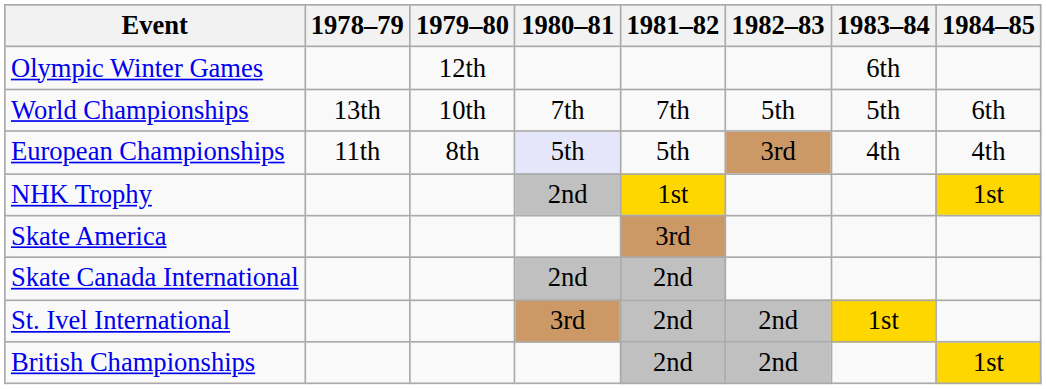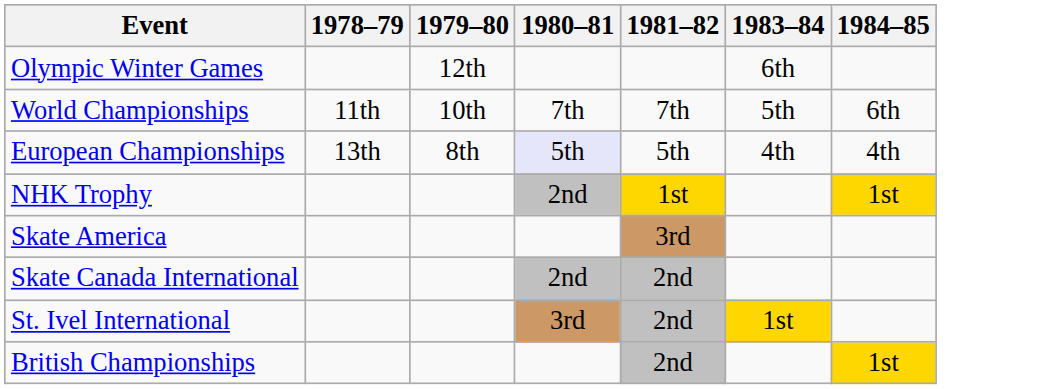- column: (778, 25)
(357, 109) 13th -> (357, 109) 11th
(357, 151) 11th -> (357, 151) 13th
